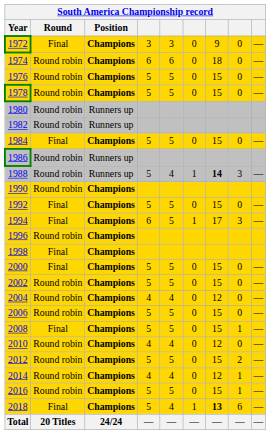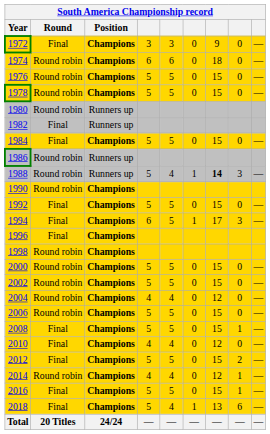(58, 125) Round robin -> (58, 125) Final
(58, 236) Round robin -> (58, 236) Final
(58, 251) Final -> (58, 251) Round robin
(58, 267) Final -> (58, 267) Round robin
(58, 344) Round robin -> (58, 344) Final
(58, 360) Round robin -> (58, 360) Final
(58, 391) Round robin -> (58, 391) Final
(217, 406) bold -> (217, 406) normal
